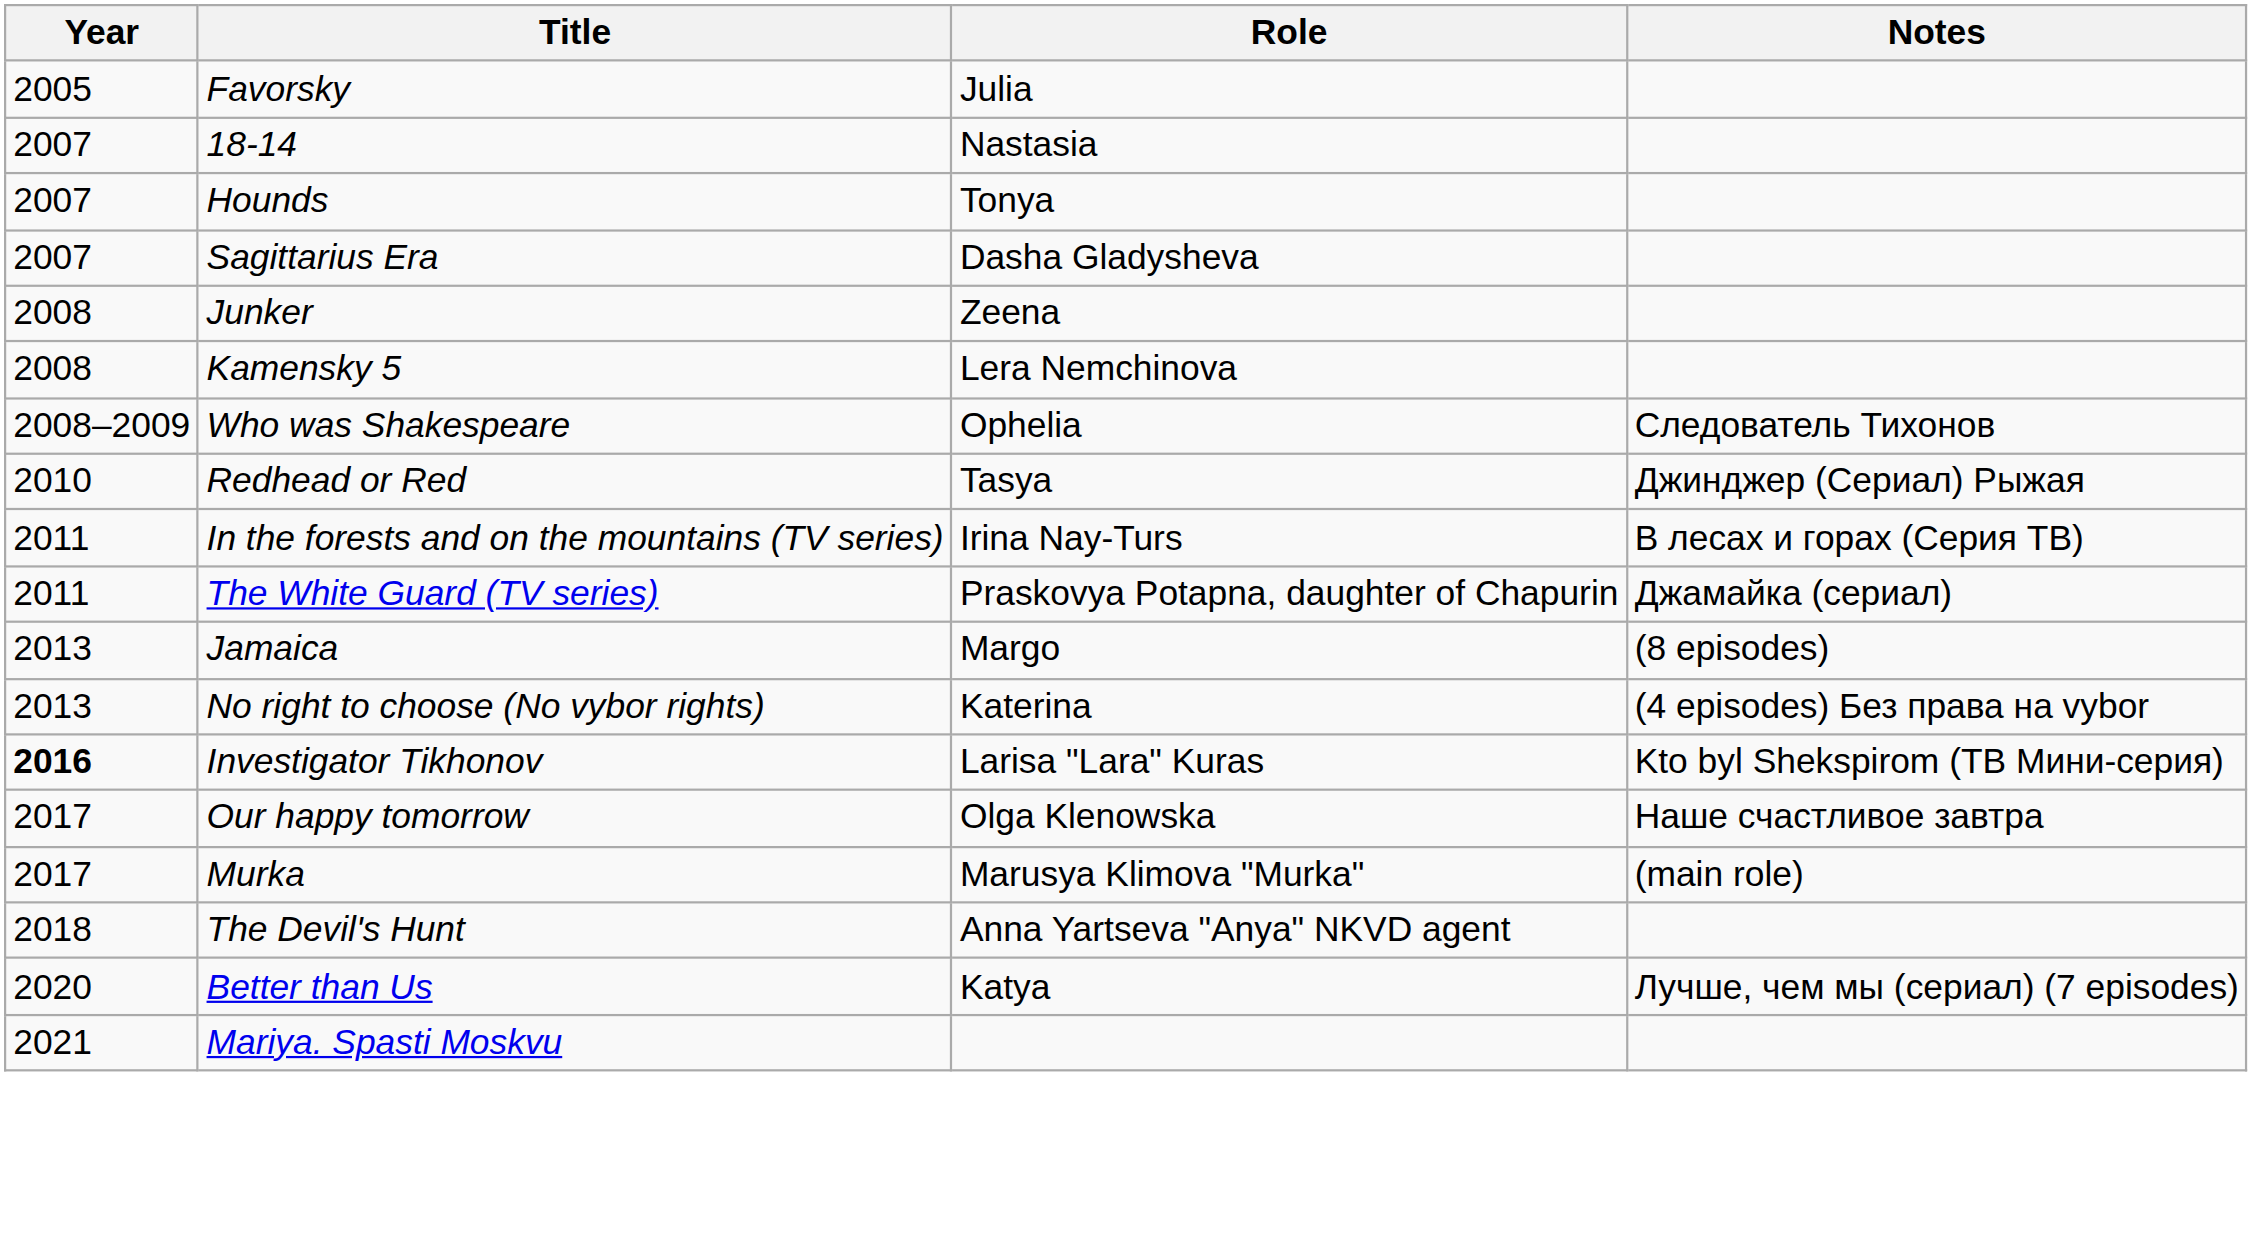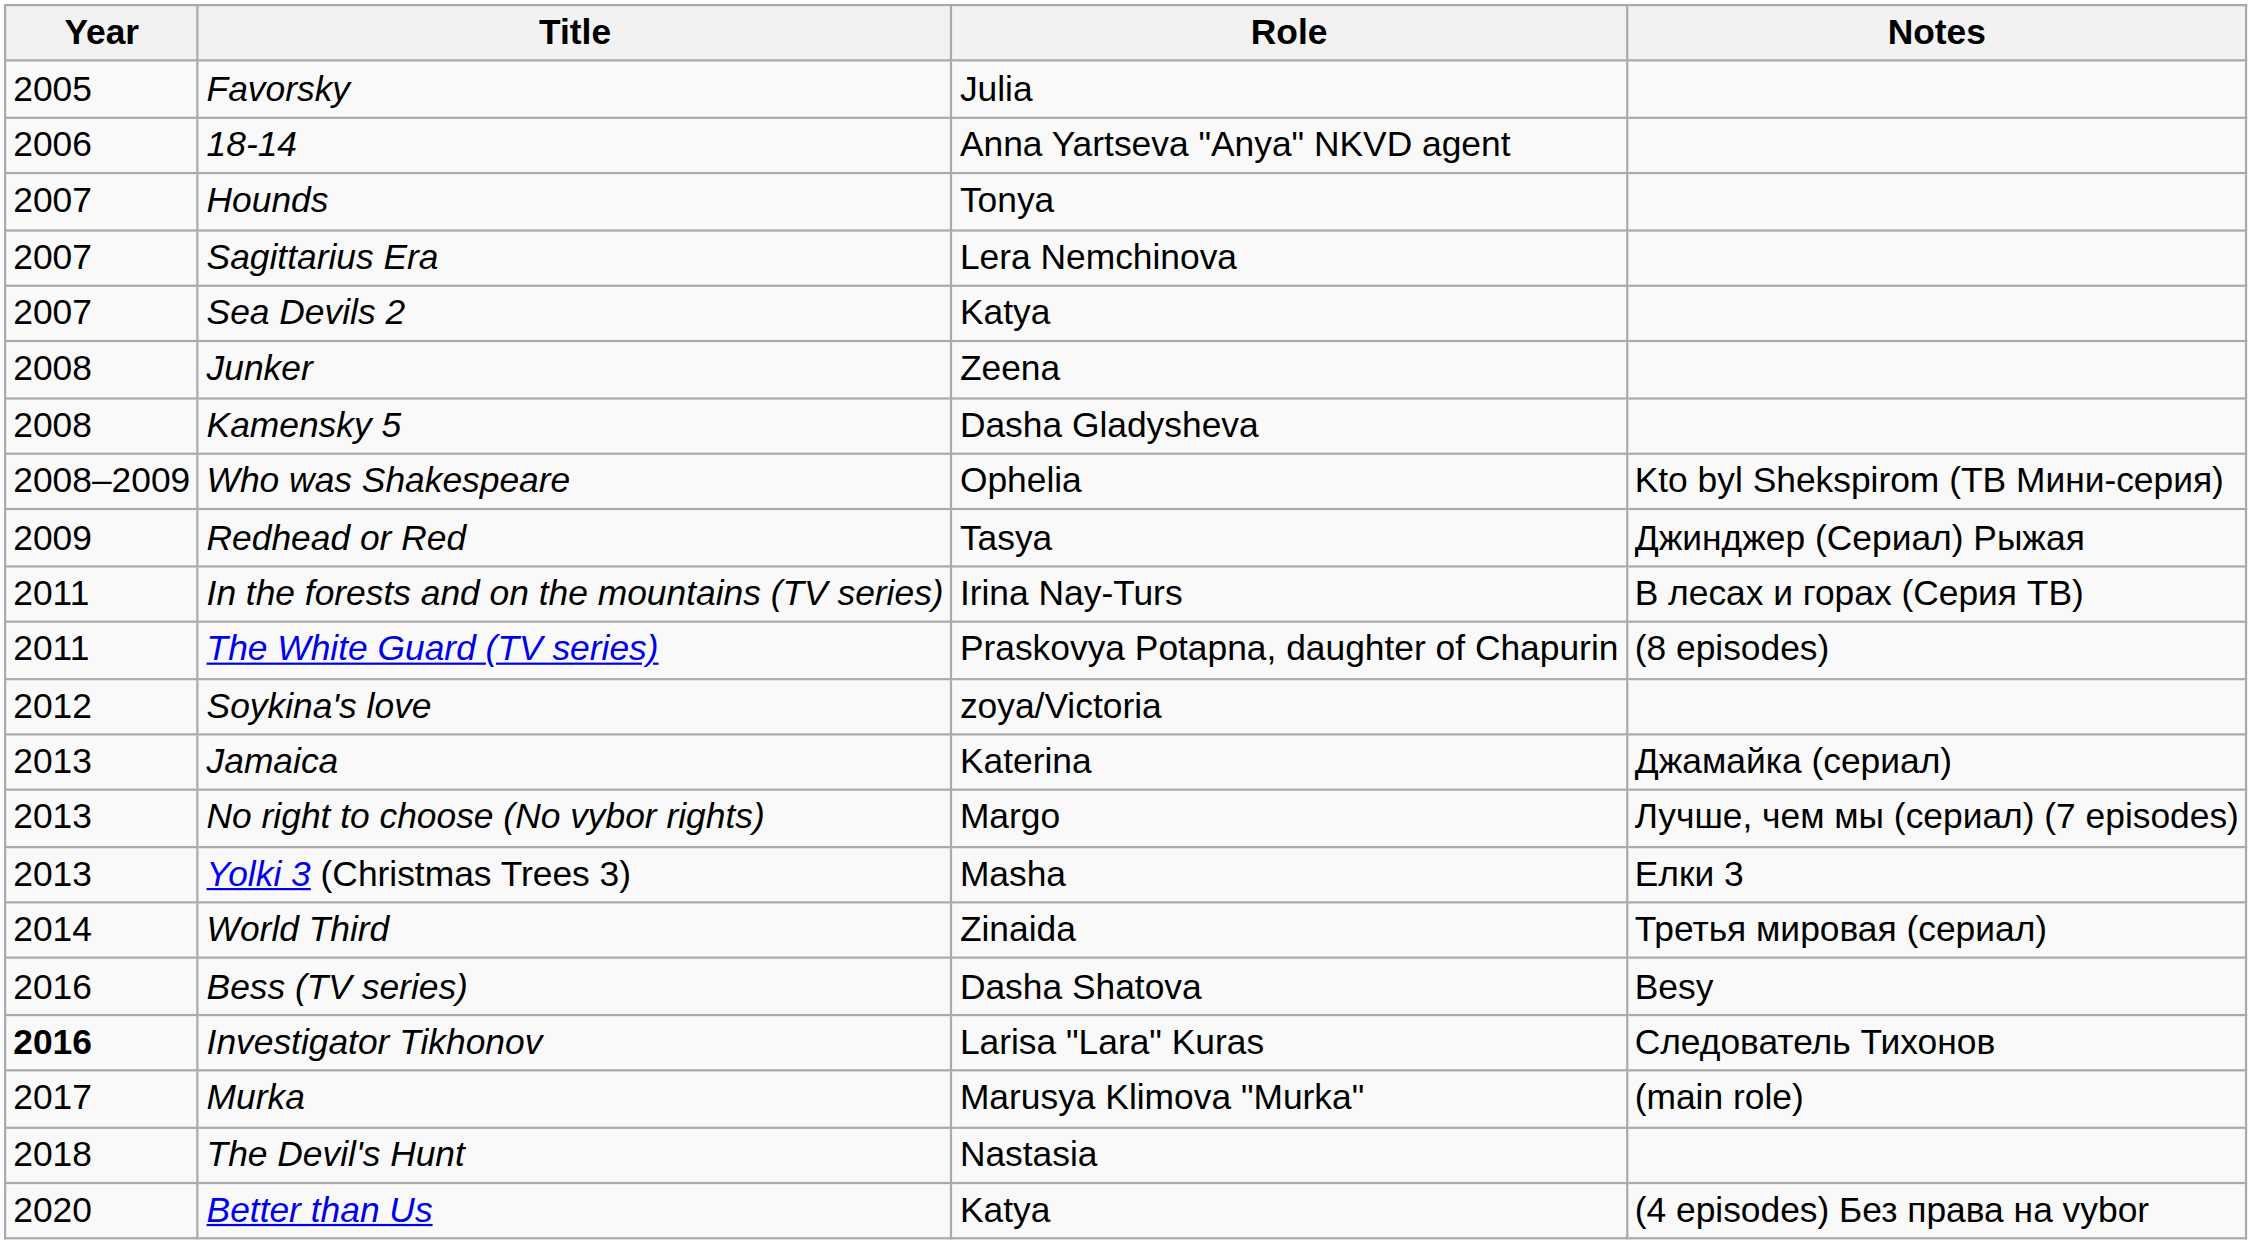(53, 144) 2007 -> (53, 144) 2006
(1029, 144) Nastasia -> (1235, 144) Anna Yartseva "Anya" NKVD agent
(1109, 256) Dasha Gladysheva -> (1098, 256) Lera Nemchinova
+ row: (306, 312)
(1098, 369) Lera Nemchinova -> (1109, 425) Dasha Gladysheva
(1815, 425) Следователь Тихонов -> (1929, 481) Kto byl Shekspirom (ТВ Мини-серия)
(53, 481) 2010 -> (53, 537) 2009
(1793, 593) Джамайка (сериал) -> (1732, 649) (8 episodes)
+ row: (319, 705)
(1010, 649) Margo -> (1026, 761) Katerina
(1732, 649) (8 episodes) -> (1793, 761) Джамайка (сериал)
(1026, 705) Katerina -> (1010, 817) Margo
(1892, 705) (4 episodes) Без права на vybor -> (1937, 817) Лучше, чем мы (сериал) (7 episodes)
+ row: (419, 873)
+ row: (298, 929)
+ row: (337, 985)
(1929, 761) Kto byl Shekspirom (ТВ Мини-серия) -> (1815, 1041) Следователь Тихонов
- row: (368, 817)
(1235, 929) Anna Yartseva "Anya" NKVD agent -> (1029, 1154) Nastasia
(1937, 985) Лучше, чем мы (сериал) (7 episodes) -> (1892, 1210) (4 episodes) Без права на vybor
- row: (384, 1041)
